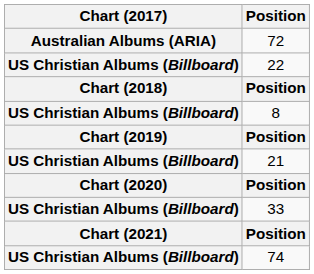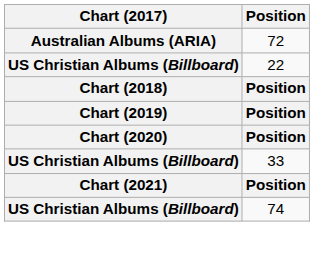- row: (276, 112)
- row: (276, 161)
